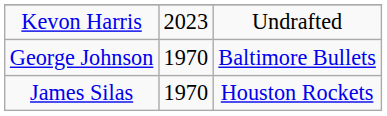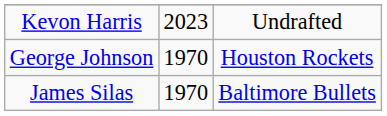(297, 57) Baltimore Bullets -> (297, 57) Houston Rockets
(297, 92) Houston Rockets -> (297, 92) Baltimore Bullets
